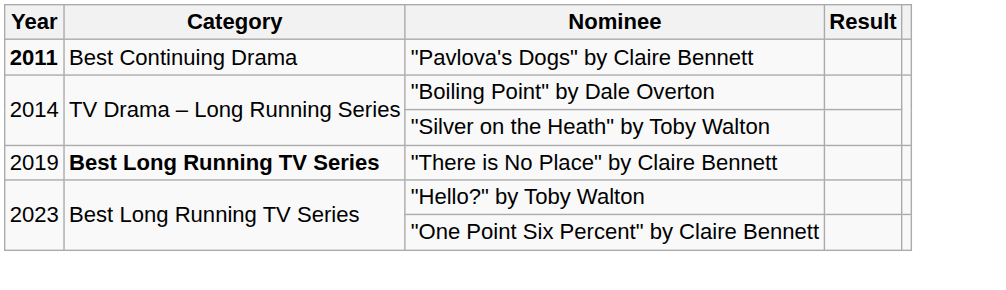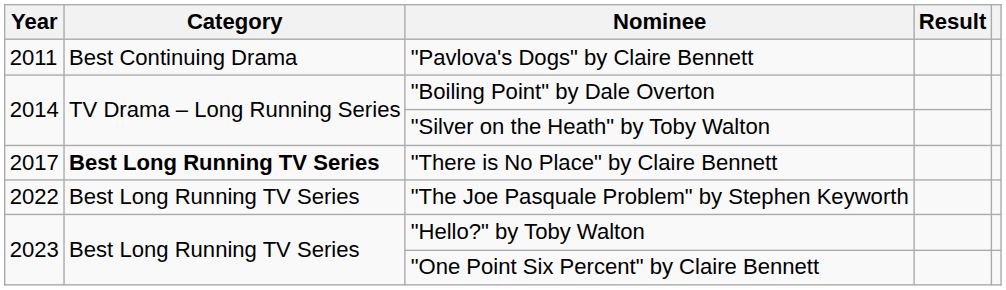(34, 57) bold -> (34, 57) normal
(34, 162) 2019 -> (34, 162) 2017
+ row: (660, 197)
